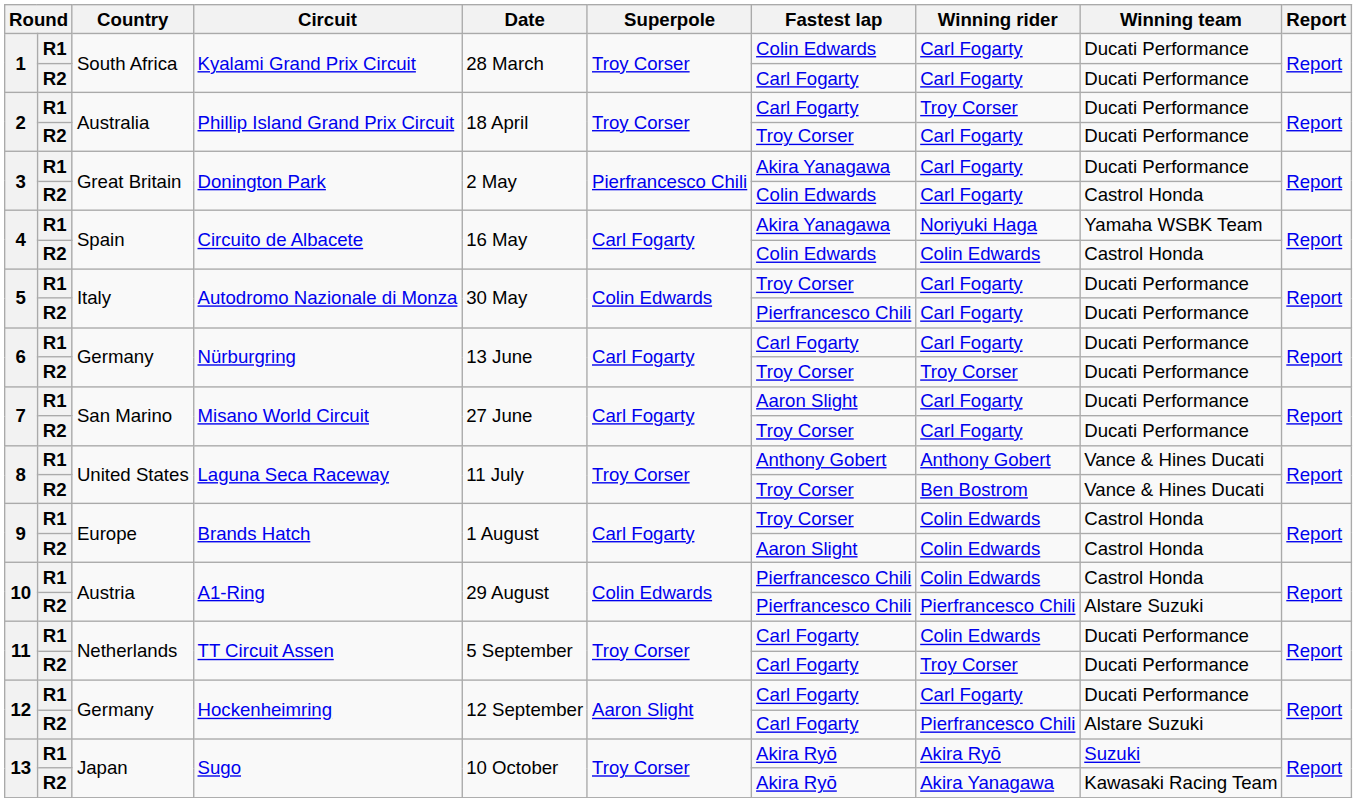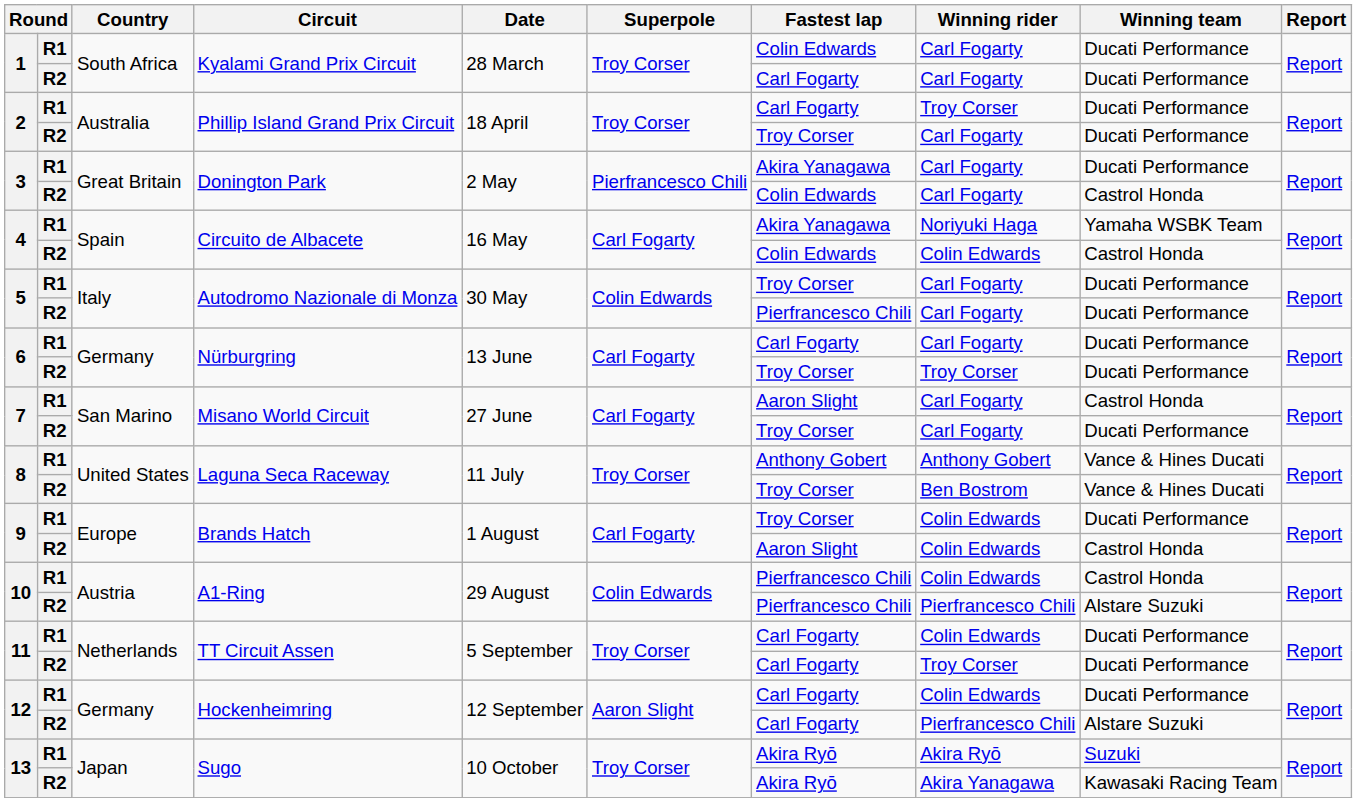(1167, 401) Ducati Performance -> (1144, 401) Castrol Honda
(1144, 518) Castrol Honda -> (1167, 518) Ducati Performance
(971, 694) Carl Fogarty -> (980, 694) Colin Edwards
